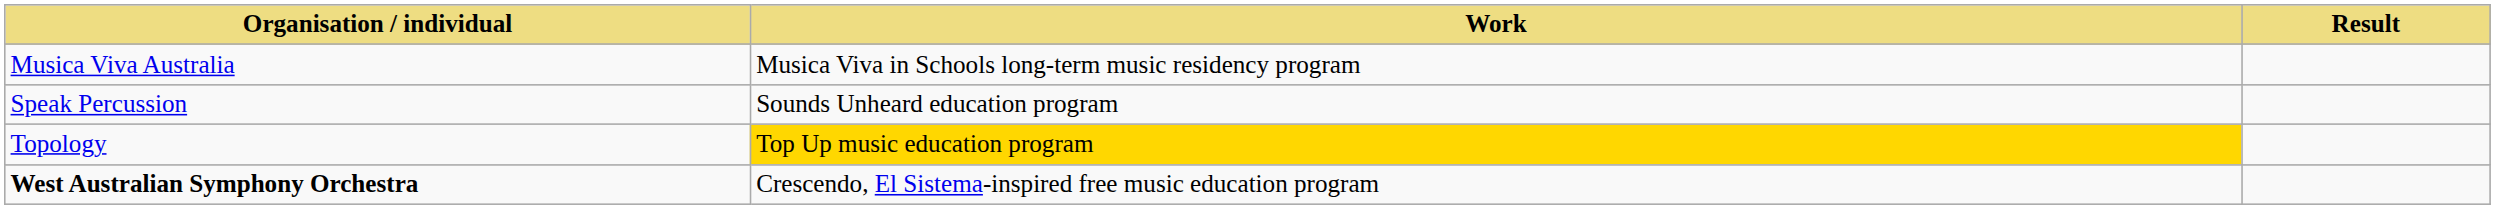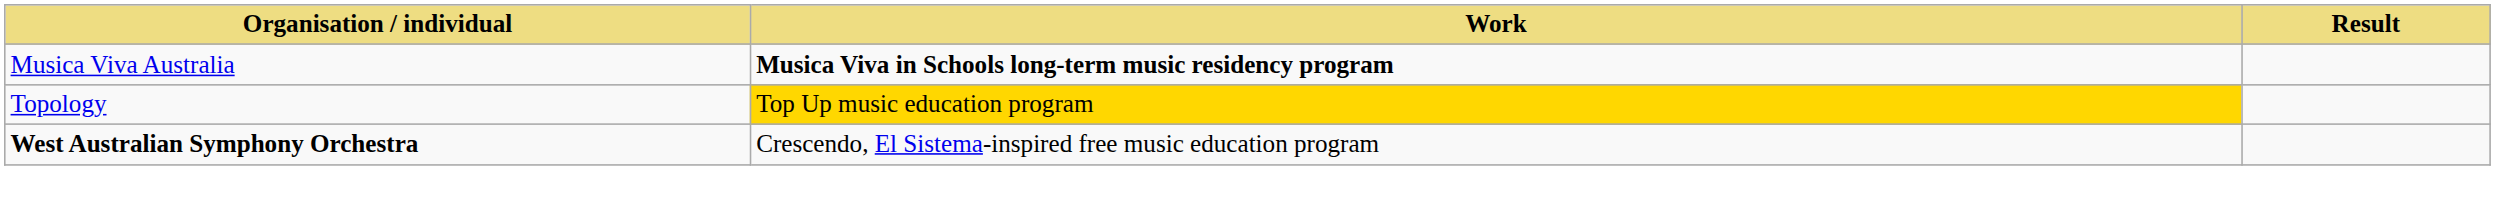(1058, 64) normal -> (1075, 64) bold
- row: (99, 104)
